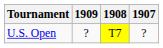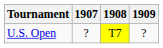columns swapped: (144, 14) <-> (86, 14)
